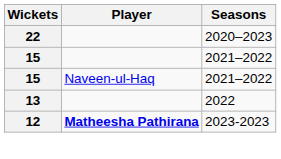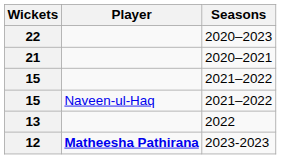+ row: (33, 57)
